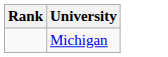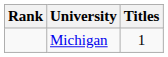+ column: (142, 16)
